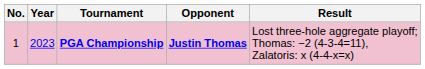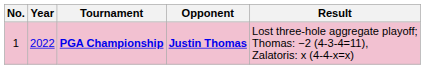(42, 43) 2023 -> (42, 43) 2022
